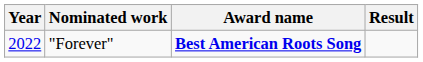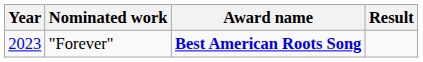(25, 43) 2022 -> (25, 43) 2023
